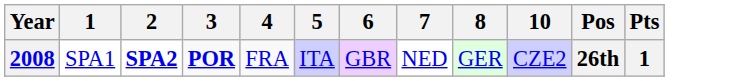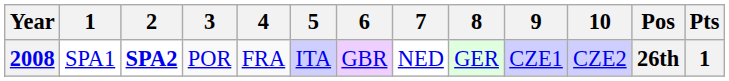+ column: (536, 22)
(211, 57) bold -> (210, 57) normal
